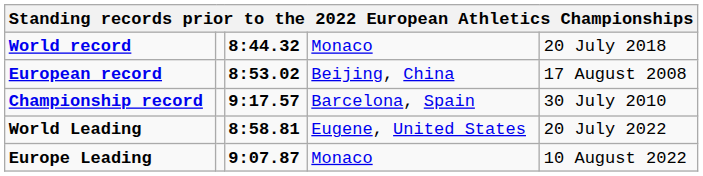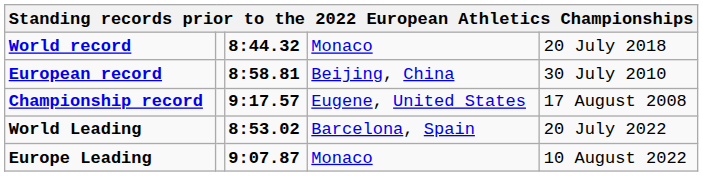(264, 74) 8:53.02 -> (264, 74) 8:58.81
(615, 74) 17 August 2008 -> (605, 74) 30 July 2010
(393, 102) Barcelona, Spain -> (419, 102) Eugene, United States
(605, 102) 30 July 2010 -> (615, 102) 17 August 2008
(264, 130) 8:58.81 -> (264, 130) 8:53.02
(419, 130) Eugene, United States -> (393, 130) Barcelona, Spain
